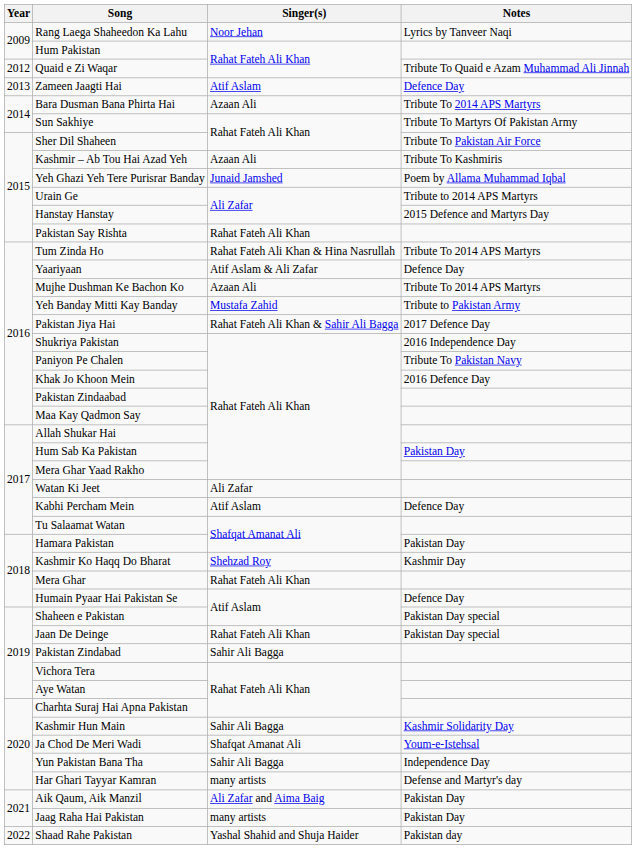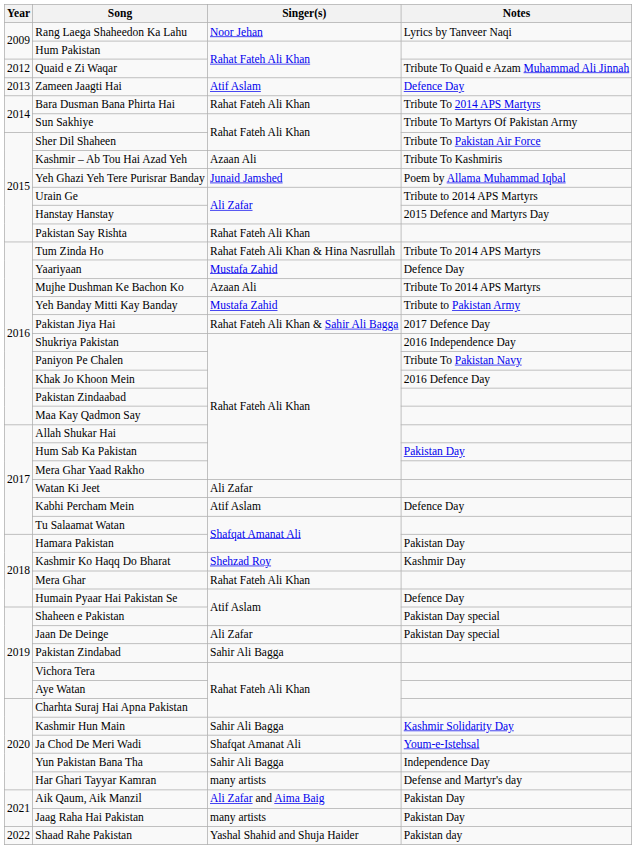(233, 104) Azaan Ali -> (260, 104) Rahat Fateh Ali Khan
(264, 269) Atif Aslam & Ali Zafar -> (244, 269) Mustafa Zahid
(260, 634) Rahat Fateh Ali Khan -> (231, 634) Ali Zafar
